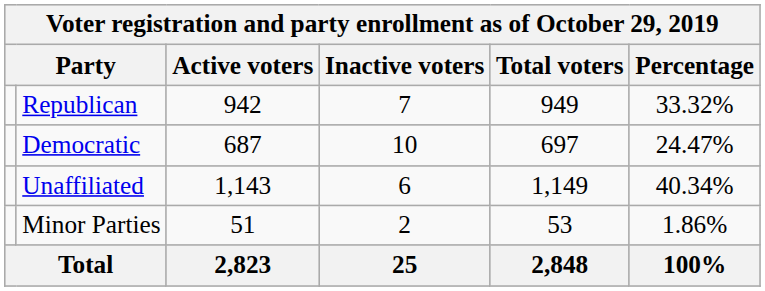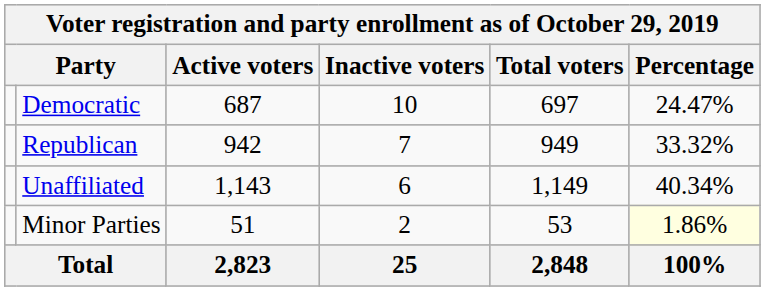rows swapped: (80, 104) <-> (81, 144)
(695, 225) no background -> (695, 225) lightyellow background
